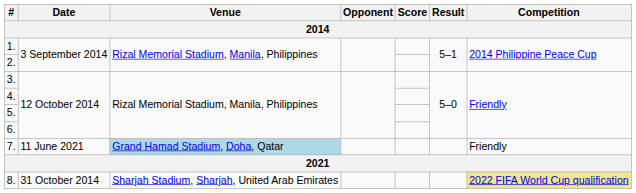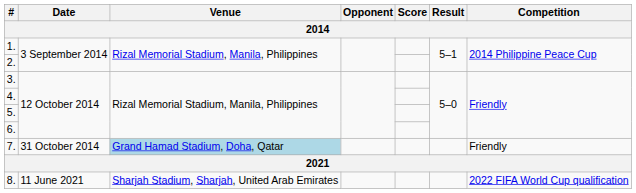(52, 146) 11 June 2021 -> (60, 146) 31 October 2014
(60, 180) 31 October 2014 -> (52, 180) 11 June 2021
(549, 180) khaki background -> (549, 180) no background
